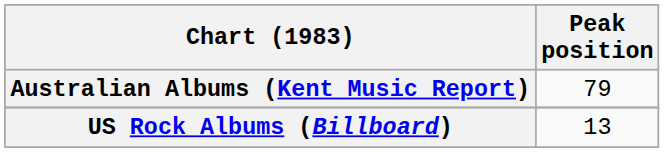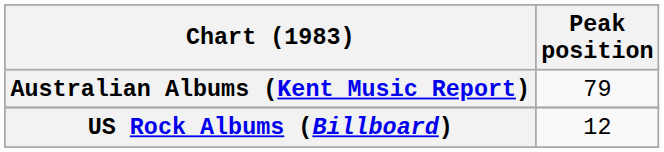(597, 127) 13 -> (597, 127) 12
